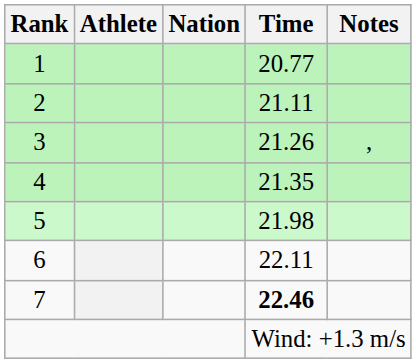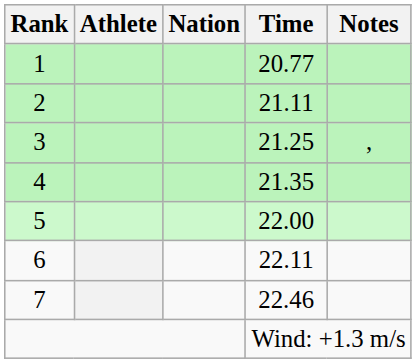(286, 142) 21.26 -> (286, 142) 21.25
(286, 220) 21.98 -> (286, 220) 22.00
(286, 299) bold -> (286, 299) normal
